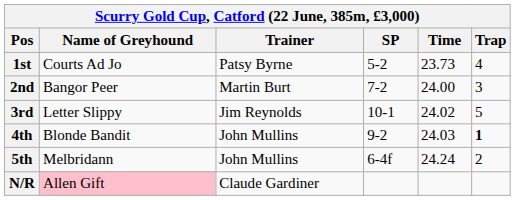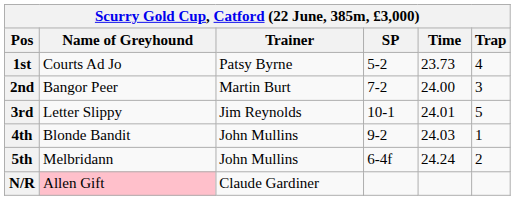(438, 111) 24.02 -> (438, 111) 24.01
(479, 135) bold -> (479, 135) normal
